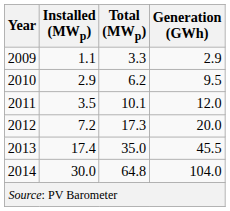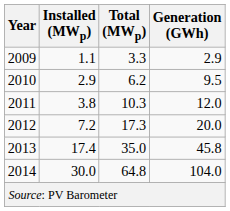(87, 103) 3.5 -> (87, 103) 3.8
(134, 103) 10.1 -> (134, 103) 10.3
(209, 148) 45.5 -> (209, 148) 45.8
